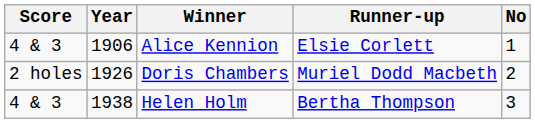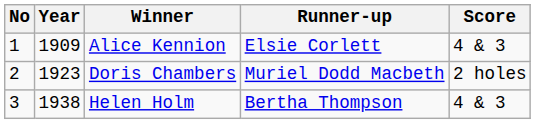columns swapped: (516, 19) <-> (46, 19)
(112, 48) 1906 -> (59, 48) 1909
(112, 76) 1926 -> (59, 76) 1923
